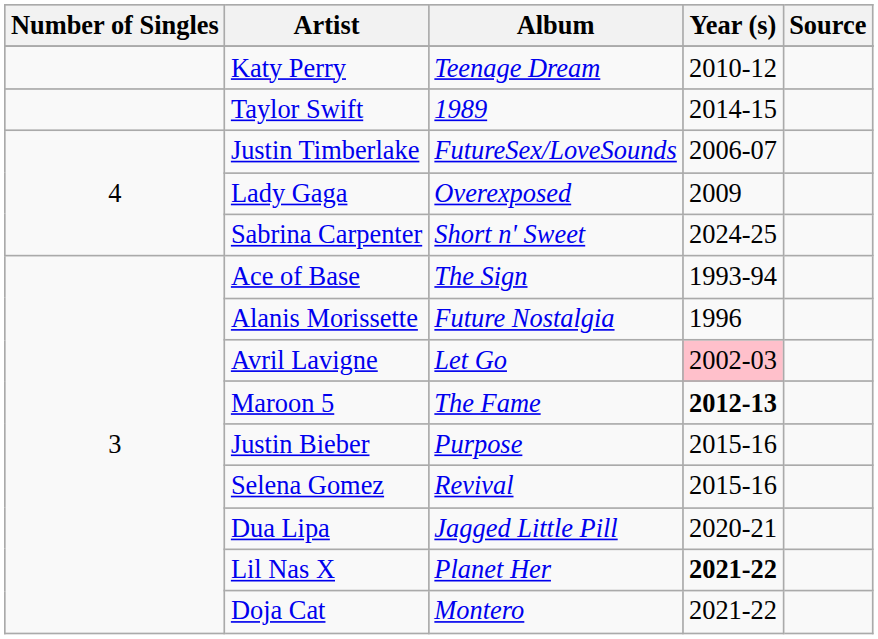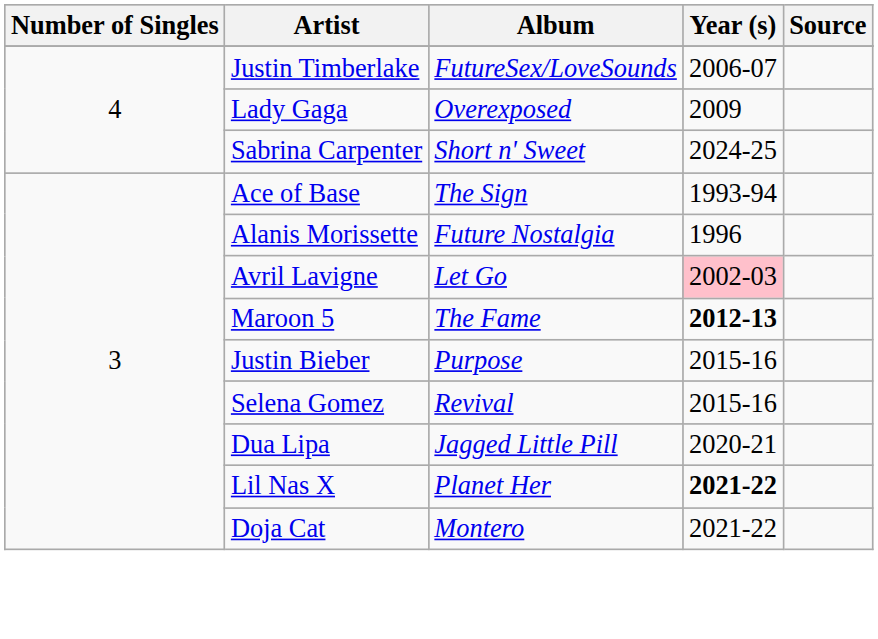- row: (288, 67)
- row: (297, 109)
